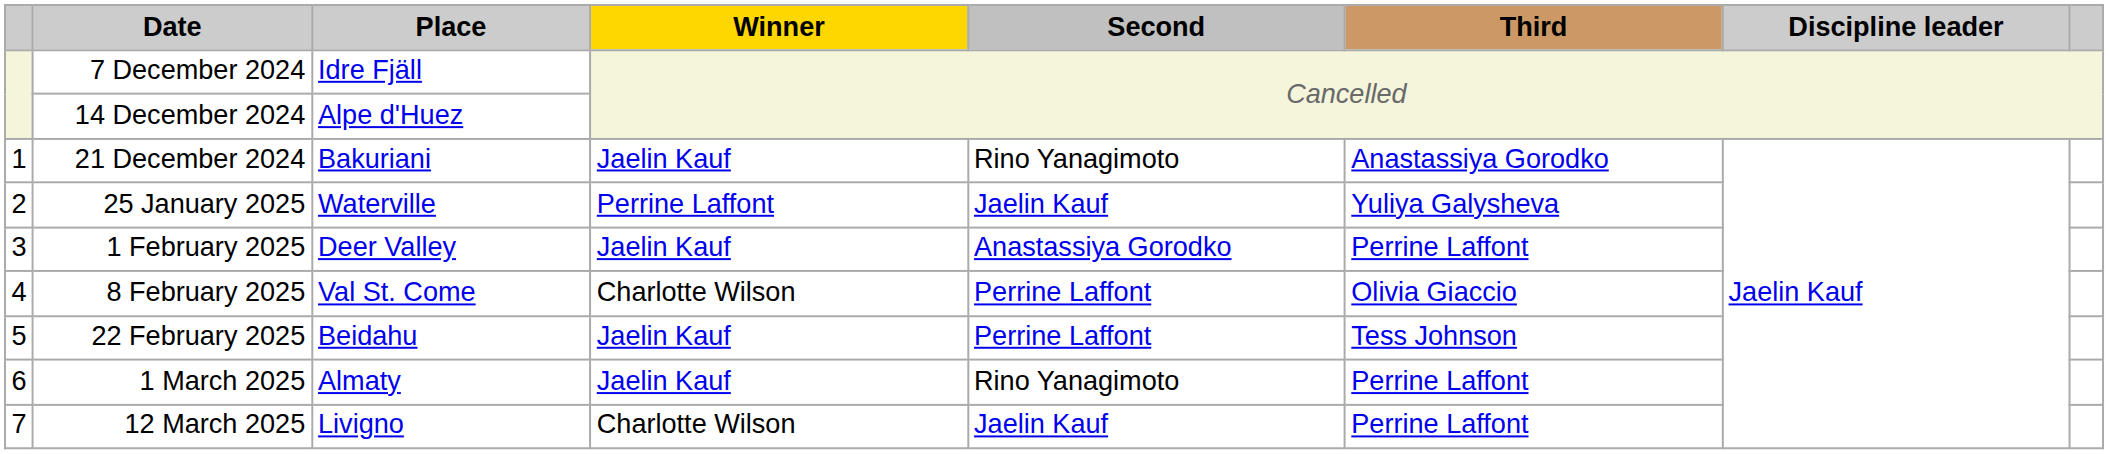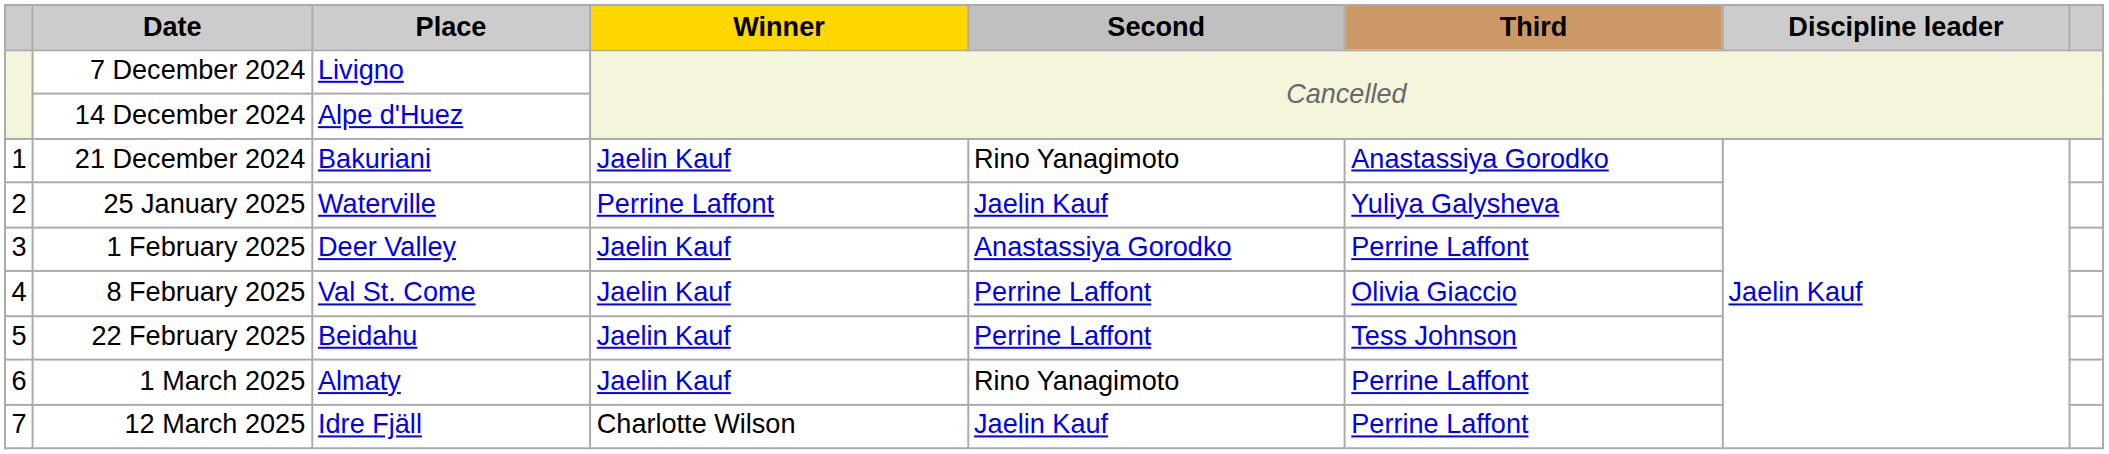(370, 70) Idre Fjäll -> (361, 70) Livigno
(696, 292) Charlotte Wilson -> (664, 292) Jaelin Kauf
(361, 425) Livigno -> (370, 425) Idre Fjäll
